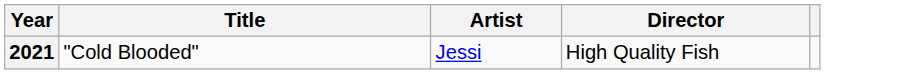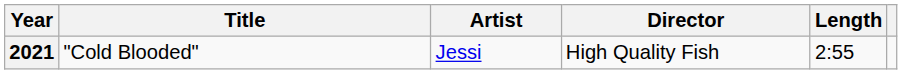+ column: (849, 20)
